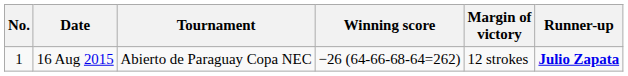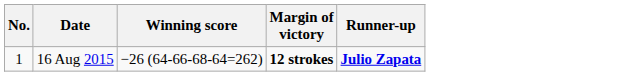- column: (216, 25)
(498, 59) normal -> (301, 59) bold
